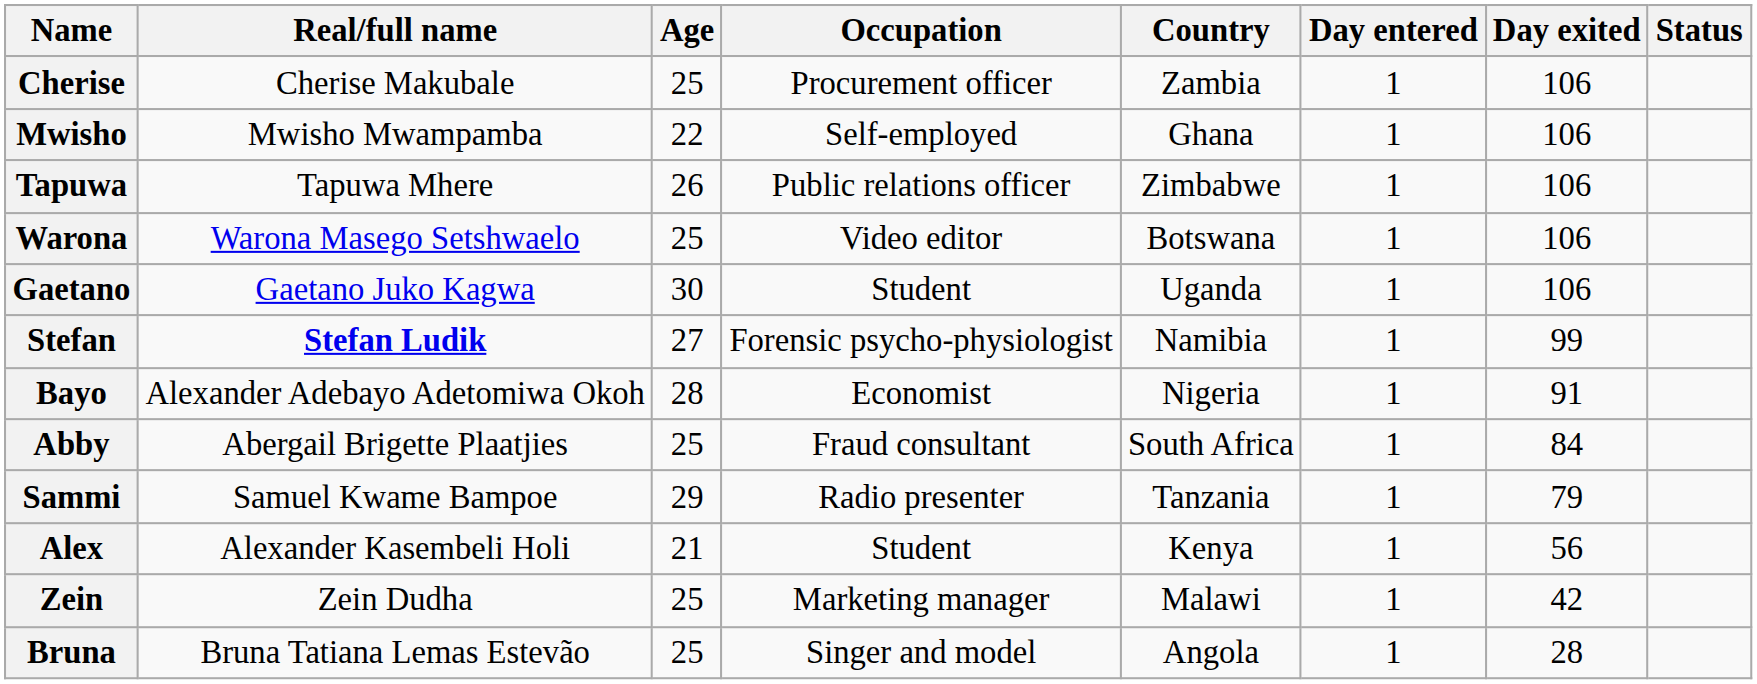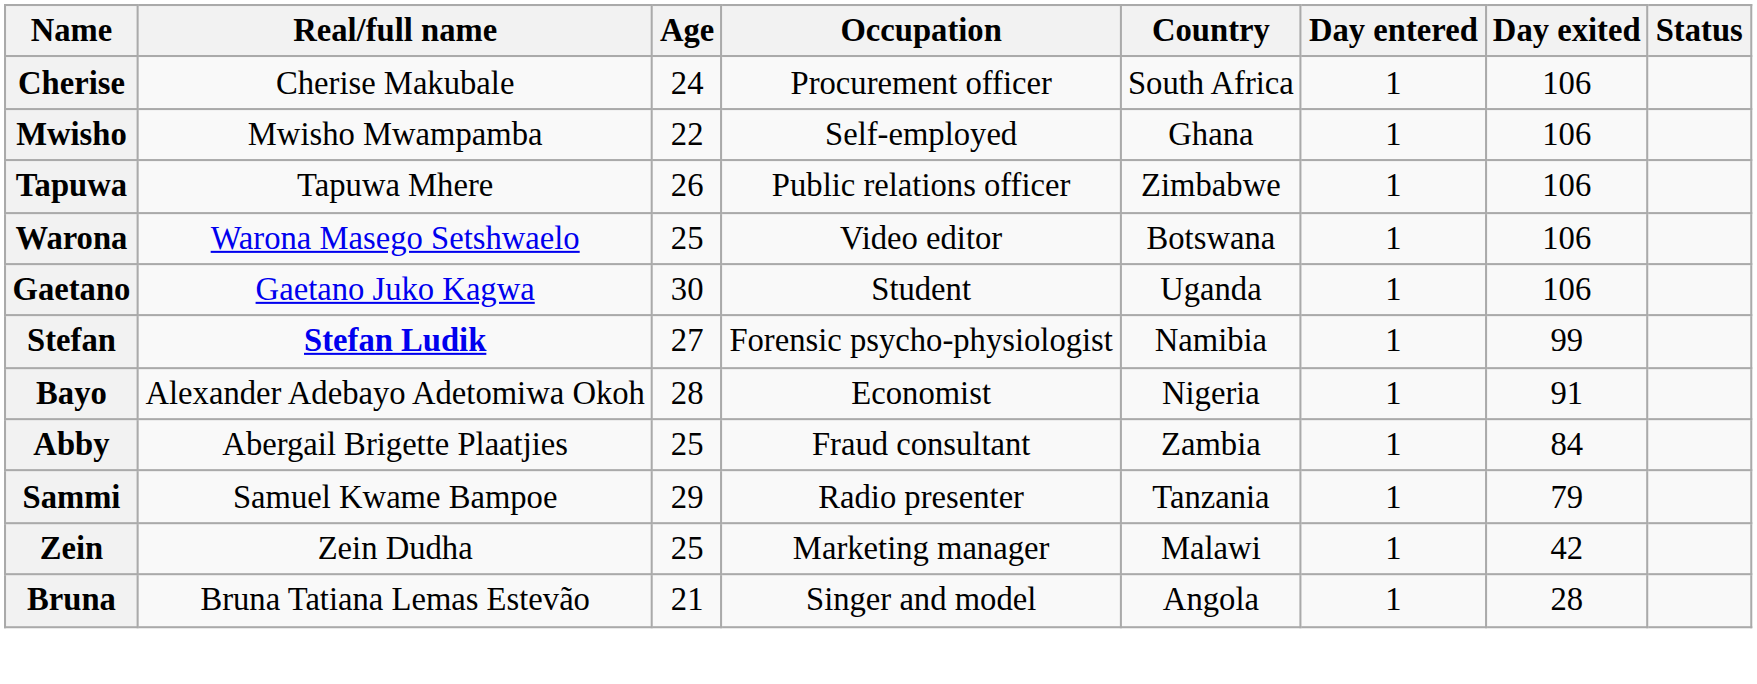(687, 82) 25 -> (687, 82) 24
(1211, 82) Zambia -> (1211, 82) South Africa
(1211, 444) South Africa -> (1211, 444) Zambia
- row: (71, 548)
(687, 651) 25 -> (687, 599) 21
